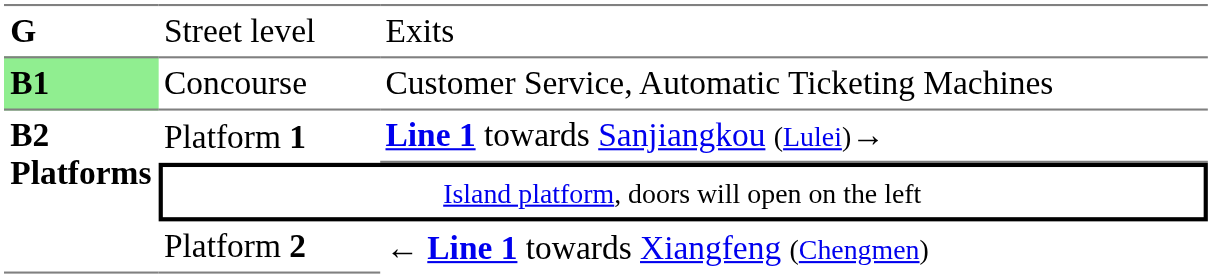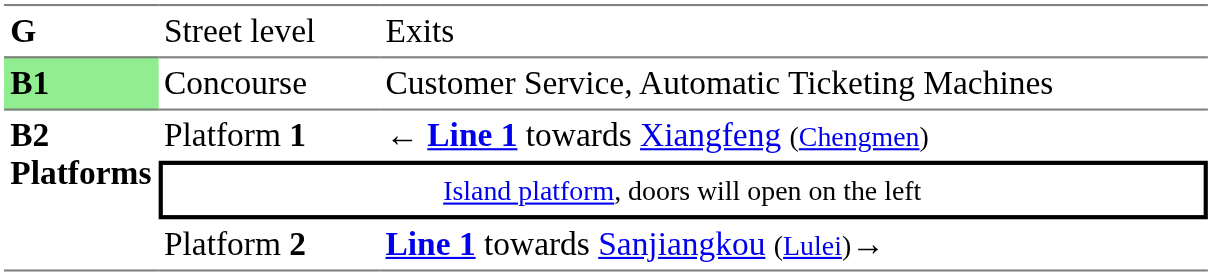(635, 135) Line 1 towards Sanjiangkou (Lulei)→ -> (657, 135) ← Line 1 towards Xiangfeng (Chengmen)
(657, 246) ← Line 1 towards Xiangfeng (Chengmen) -> (635, 243) Line 1 towards Sanjiangkou (Lulei)→
